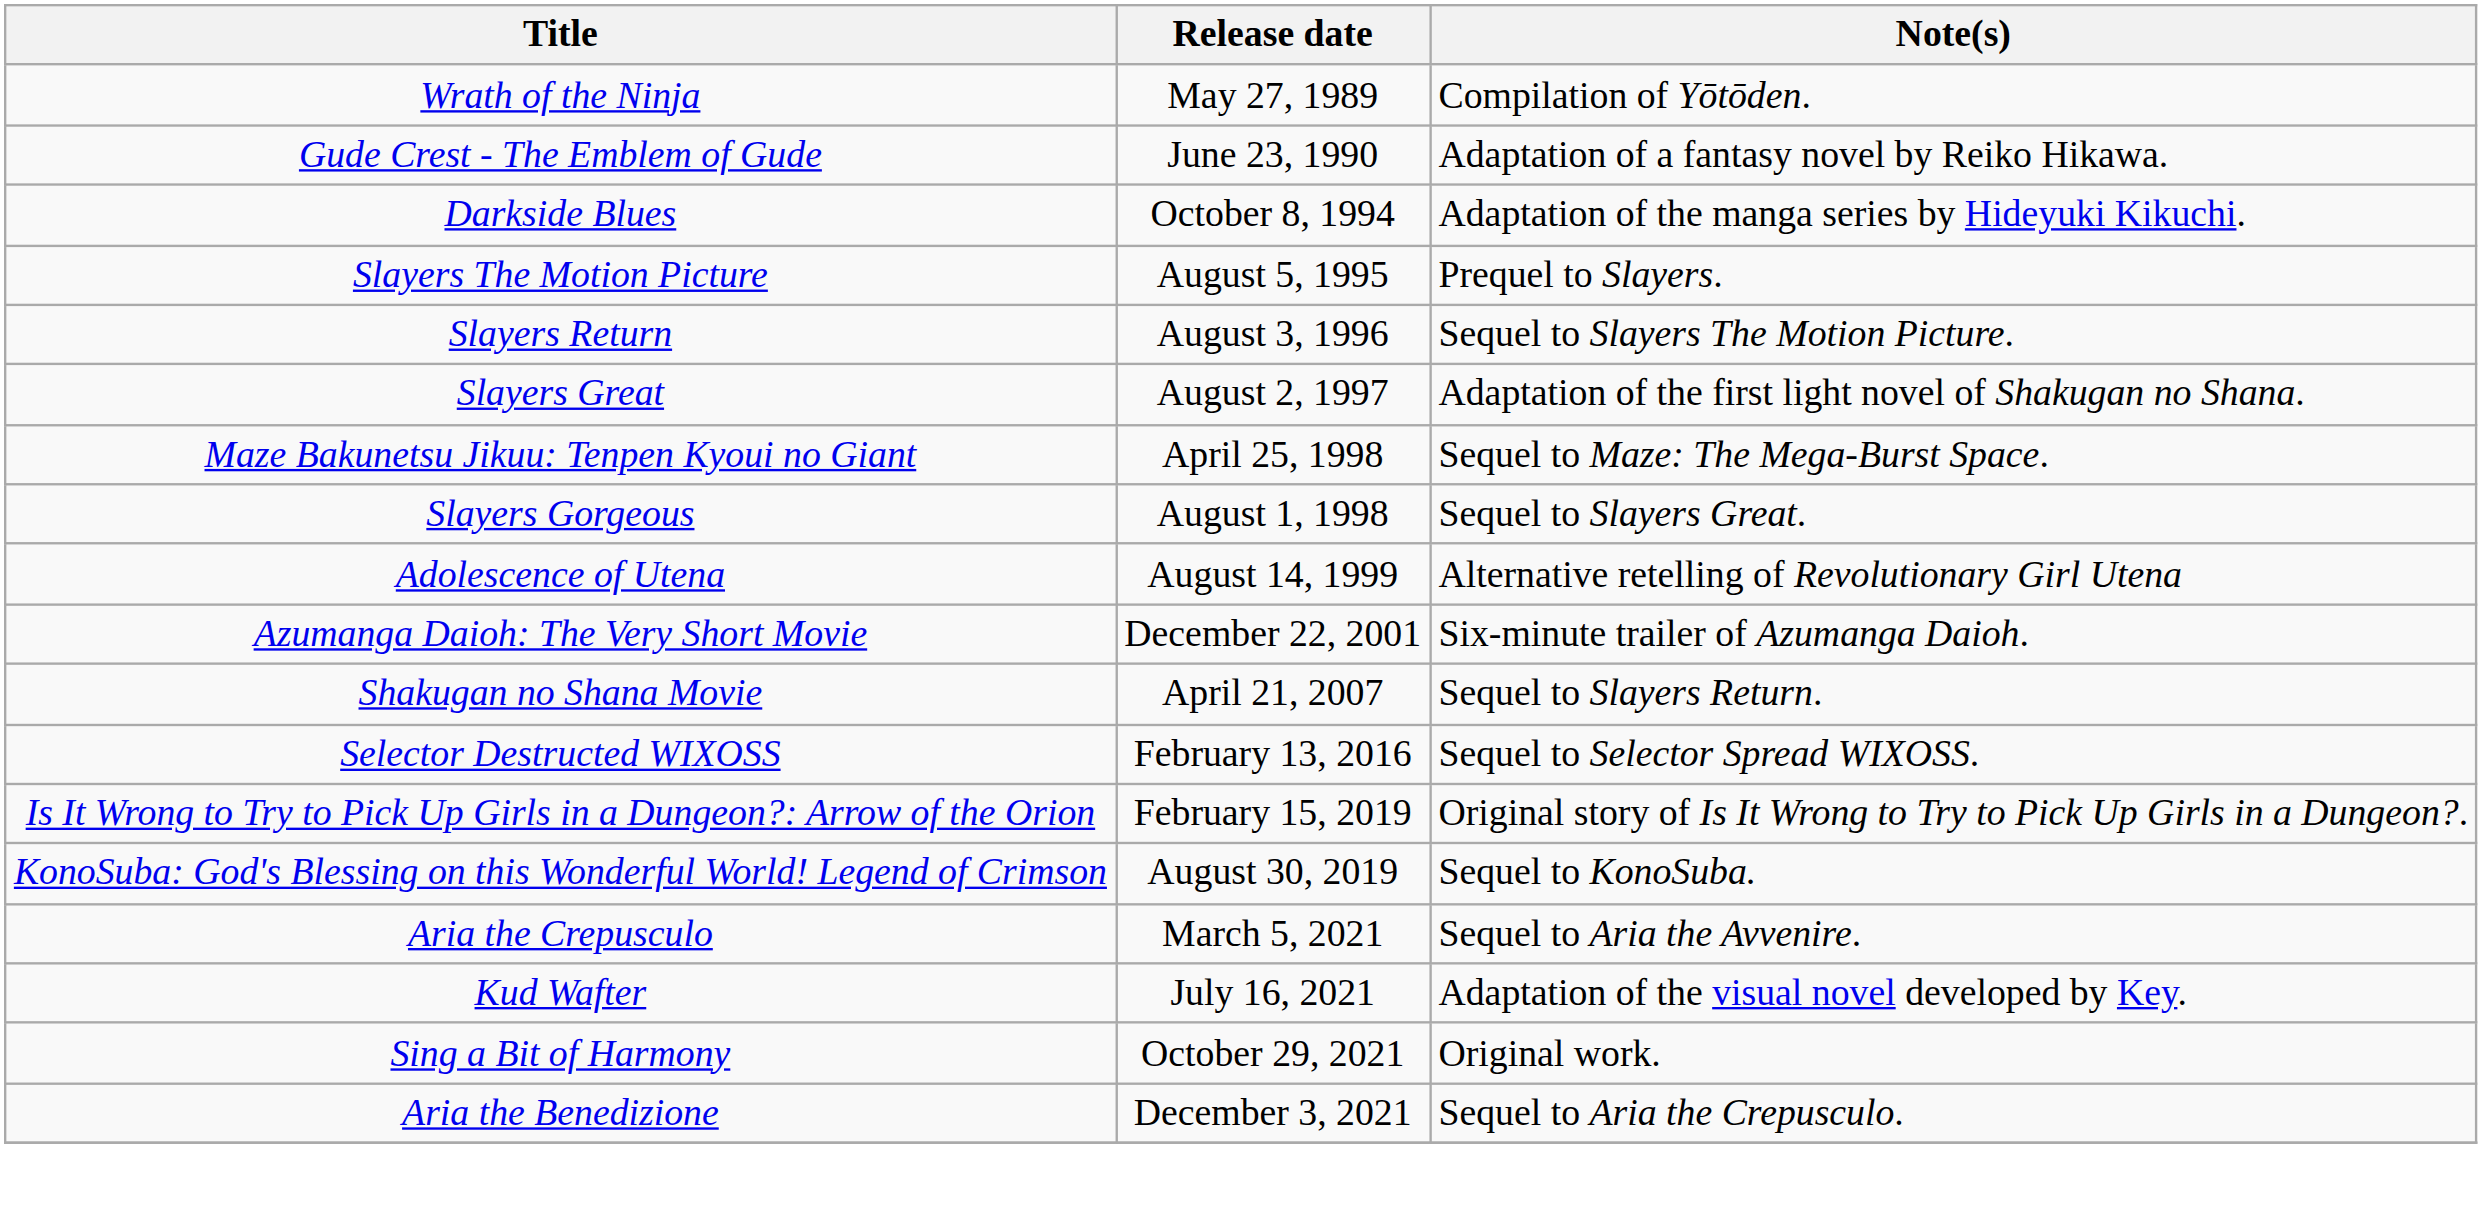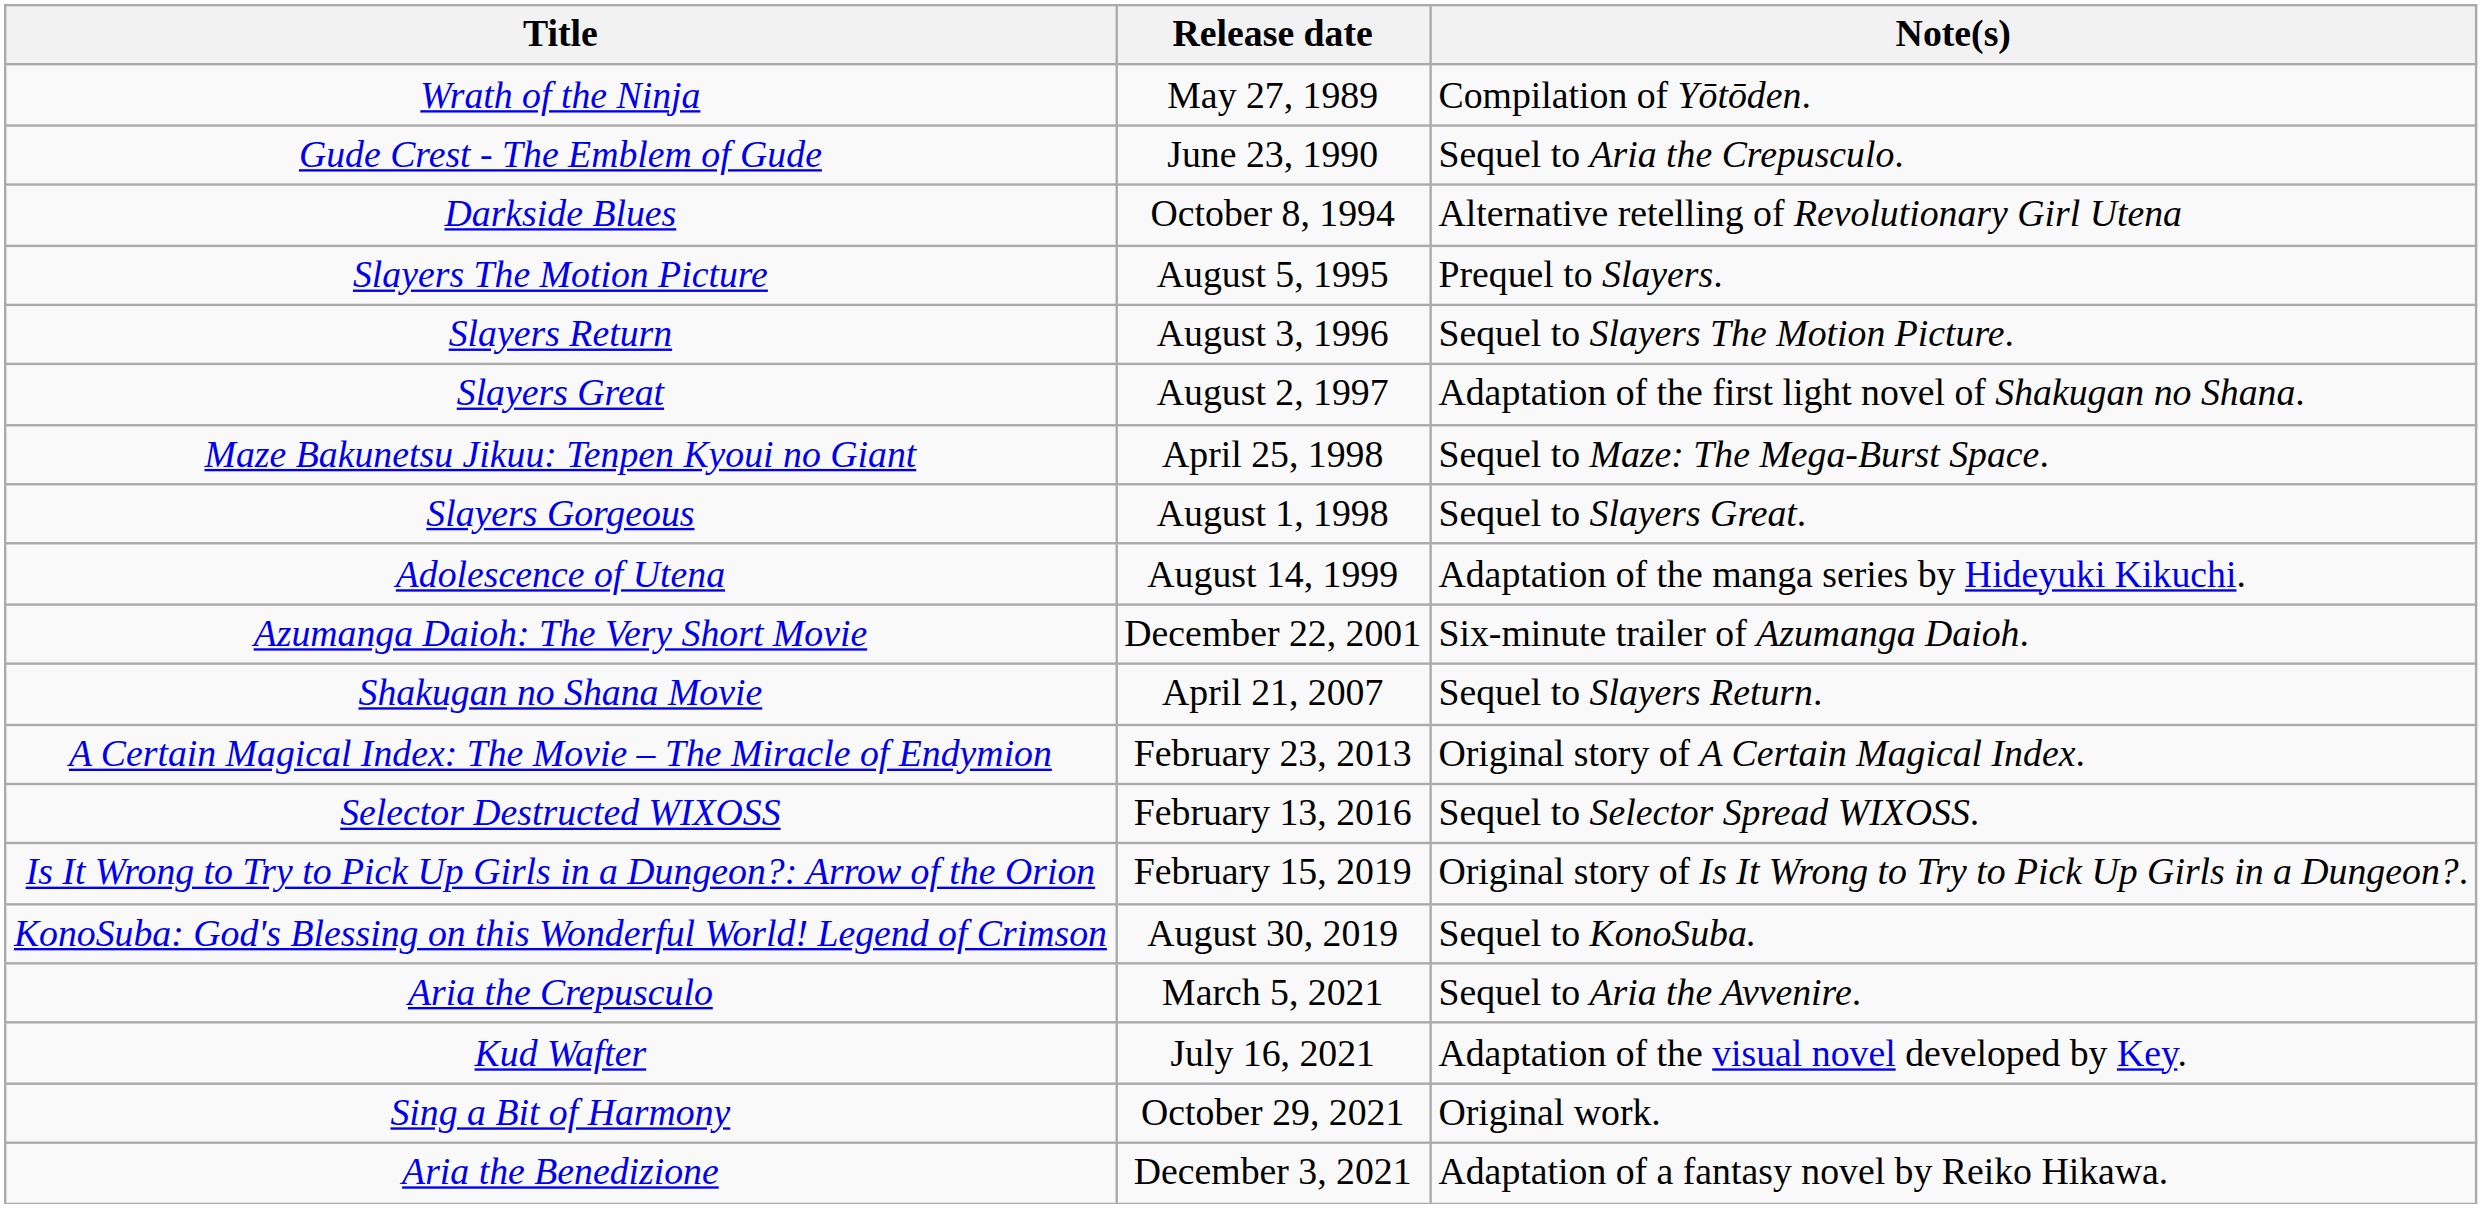(1803, 154) Adaptation of a fantasy novel by Reiko Hikawa. -> (1671, 154) Sequel to Aria the Crepusculo.
(1842, 214) Adaptation of the manga series by Hideyuki Kikuchi. -> (1810, 214) Alternative retelling of Revolutionary Girl Utena
(1810, 573) Alternative retelling of Revolutionary Girl Utena -> (1842, 573) Adaptation of the manga series by Hideyuki Kikuchi.
+ row: (560, 753)
(1671, 1112) Sequel to Aria the Crepusculo. -> (1803, 1172) Adaptation of a fantasy novel by Reiko Hikawa.
